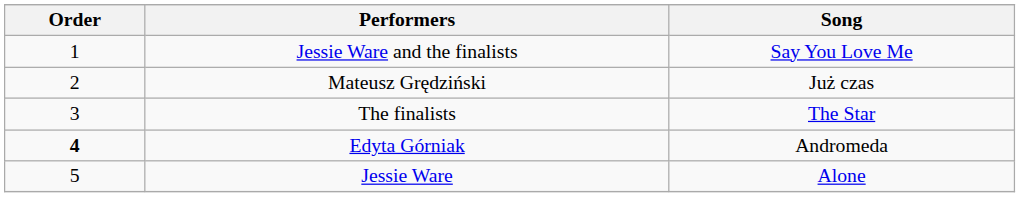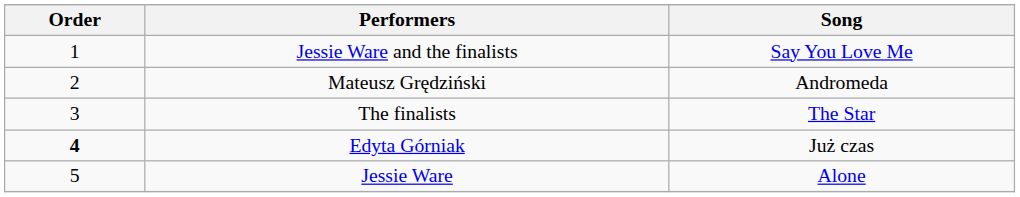(842, 82) Już czas -> (842, 82) Andromeda
(842, 144) Andromeda -> (842, 144) Już czas
